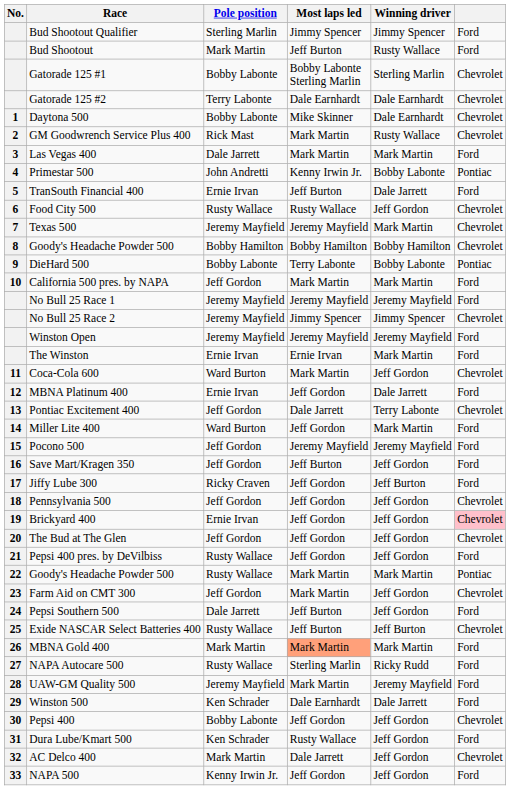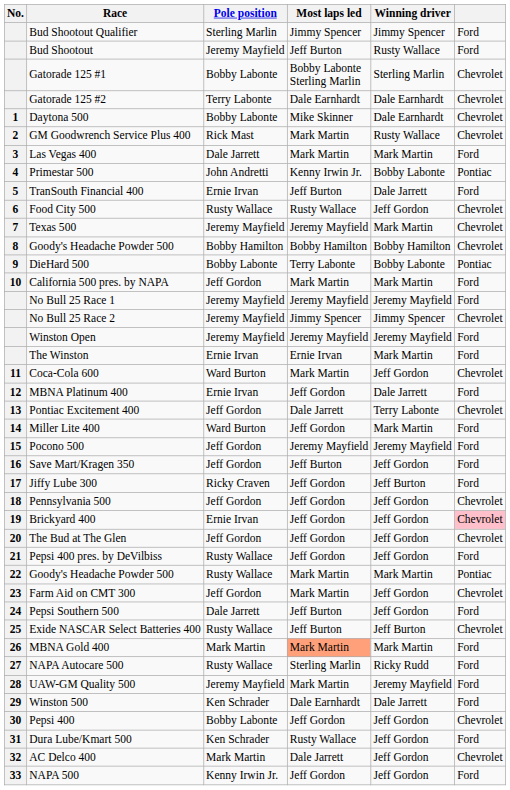(236, 50) Mark Martin -> (245, 50) Jeremy Mayfield
